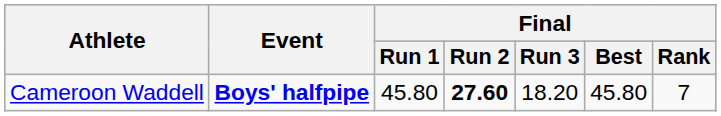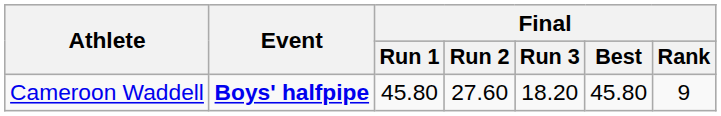(480, 93) bold -> (480, 93) normal
(684, 93) 7 -> (684, 93) 9
